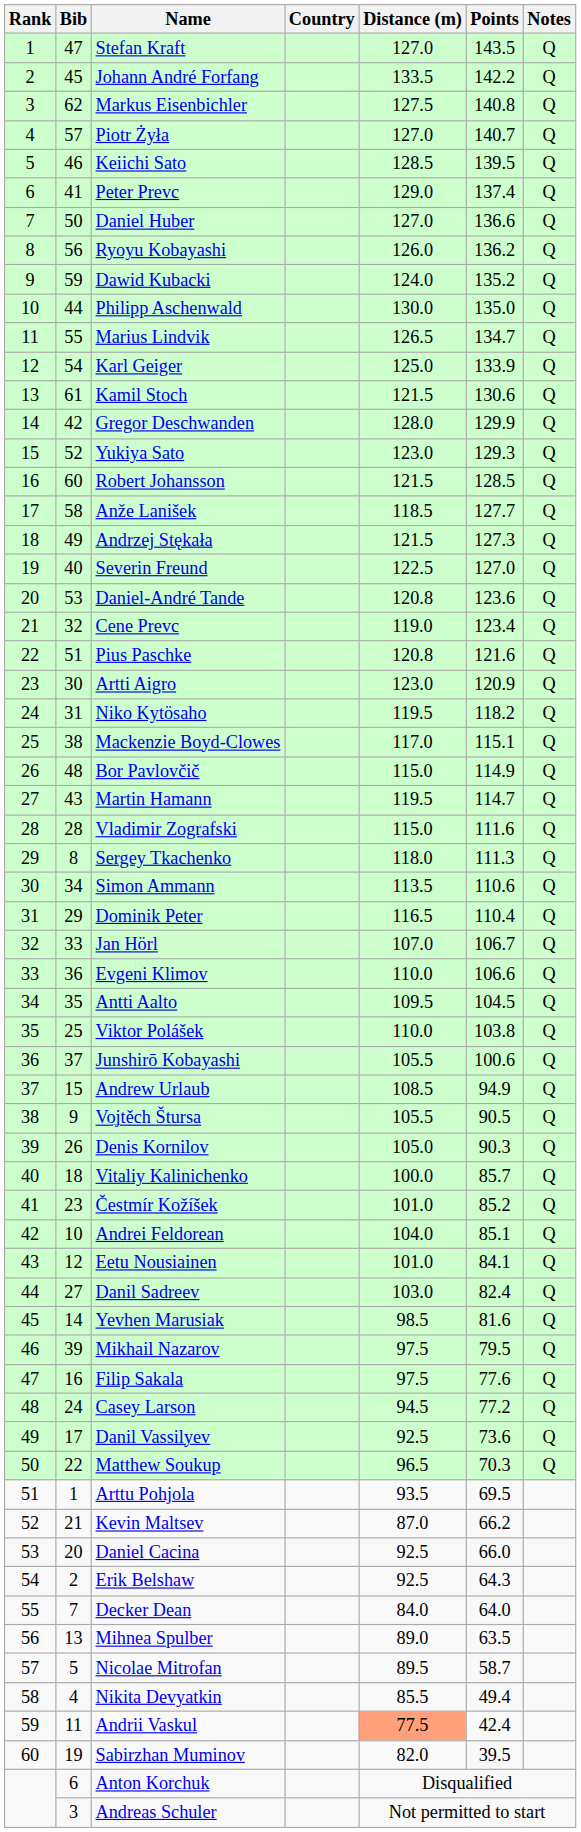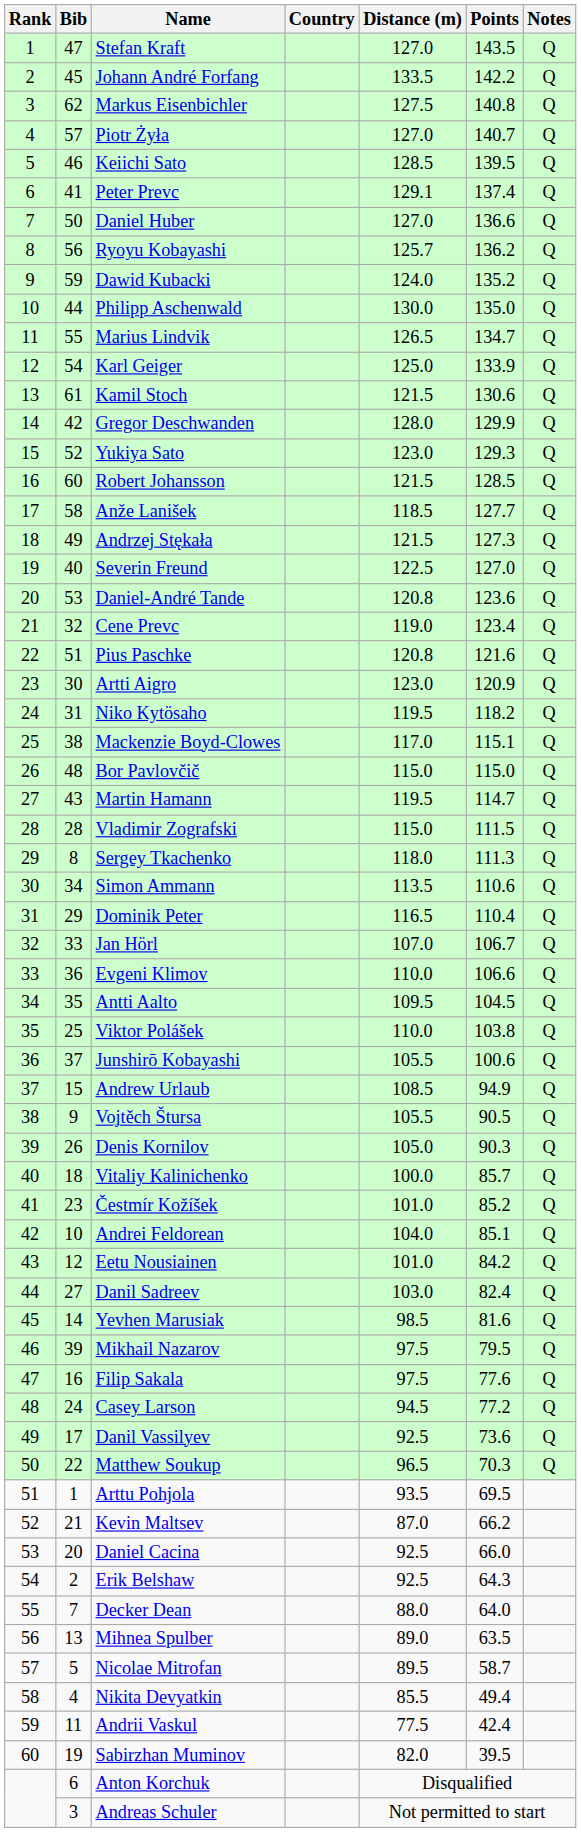(413, 192) 129.0 -> (413, 192) 129.1
(413, 250) 126.0 -> (413, 250) 125.7
(495, 771) 114.9 -> (495, 771) 115.0
(495, 828) 111.6 -> (495, 828) 111.5
(495, 1262) 84.1 -> (495, 1262) 84.2
(413, 1609) 84.0 -> (413, 1609) 88.0
(413, 1725) lightsalmon background -> (413, 1725) no background
